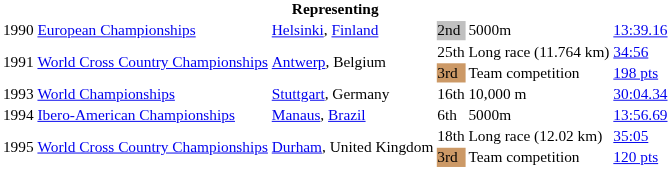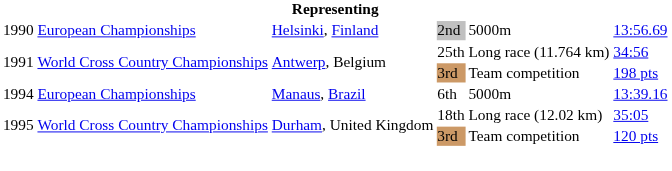(640, 30) 13:39.16 -> (640, 30) 13:56.69
- row: (18, 94)
(136, 115) Ibero-American Championships -> (117, 94) European Championships
(640, 115) 13:56.69 -> (640, 94) 13:39.16
